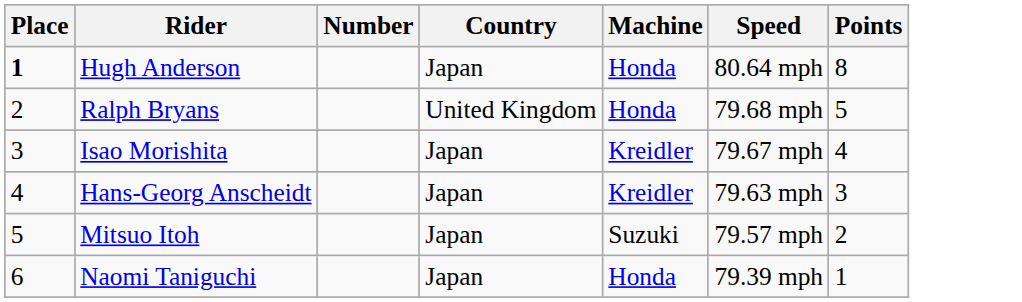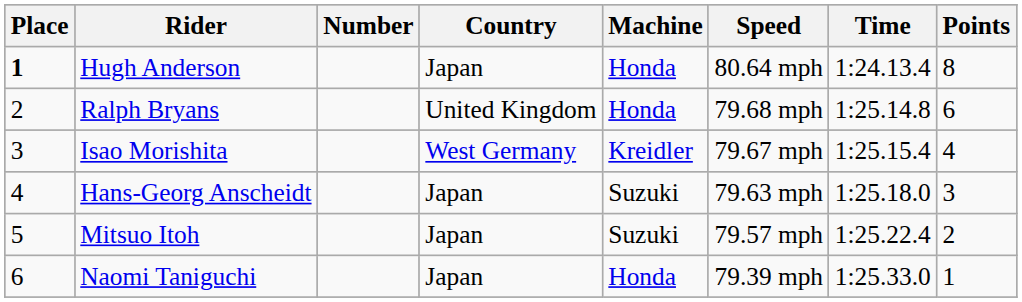+ column: (883, 25)
(841, 109) 5 -> (949, 109) 6
(454, 151) Japan -> (501, 151) West Germany
(651, 193) Kreidler -> (644, 193) Suzuki
